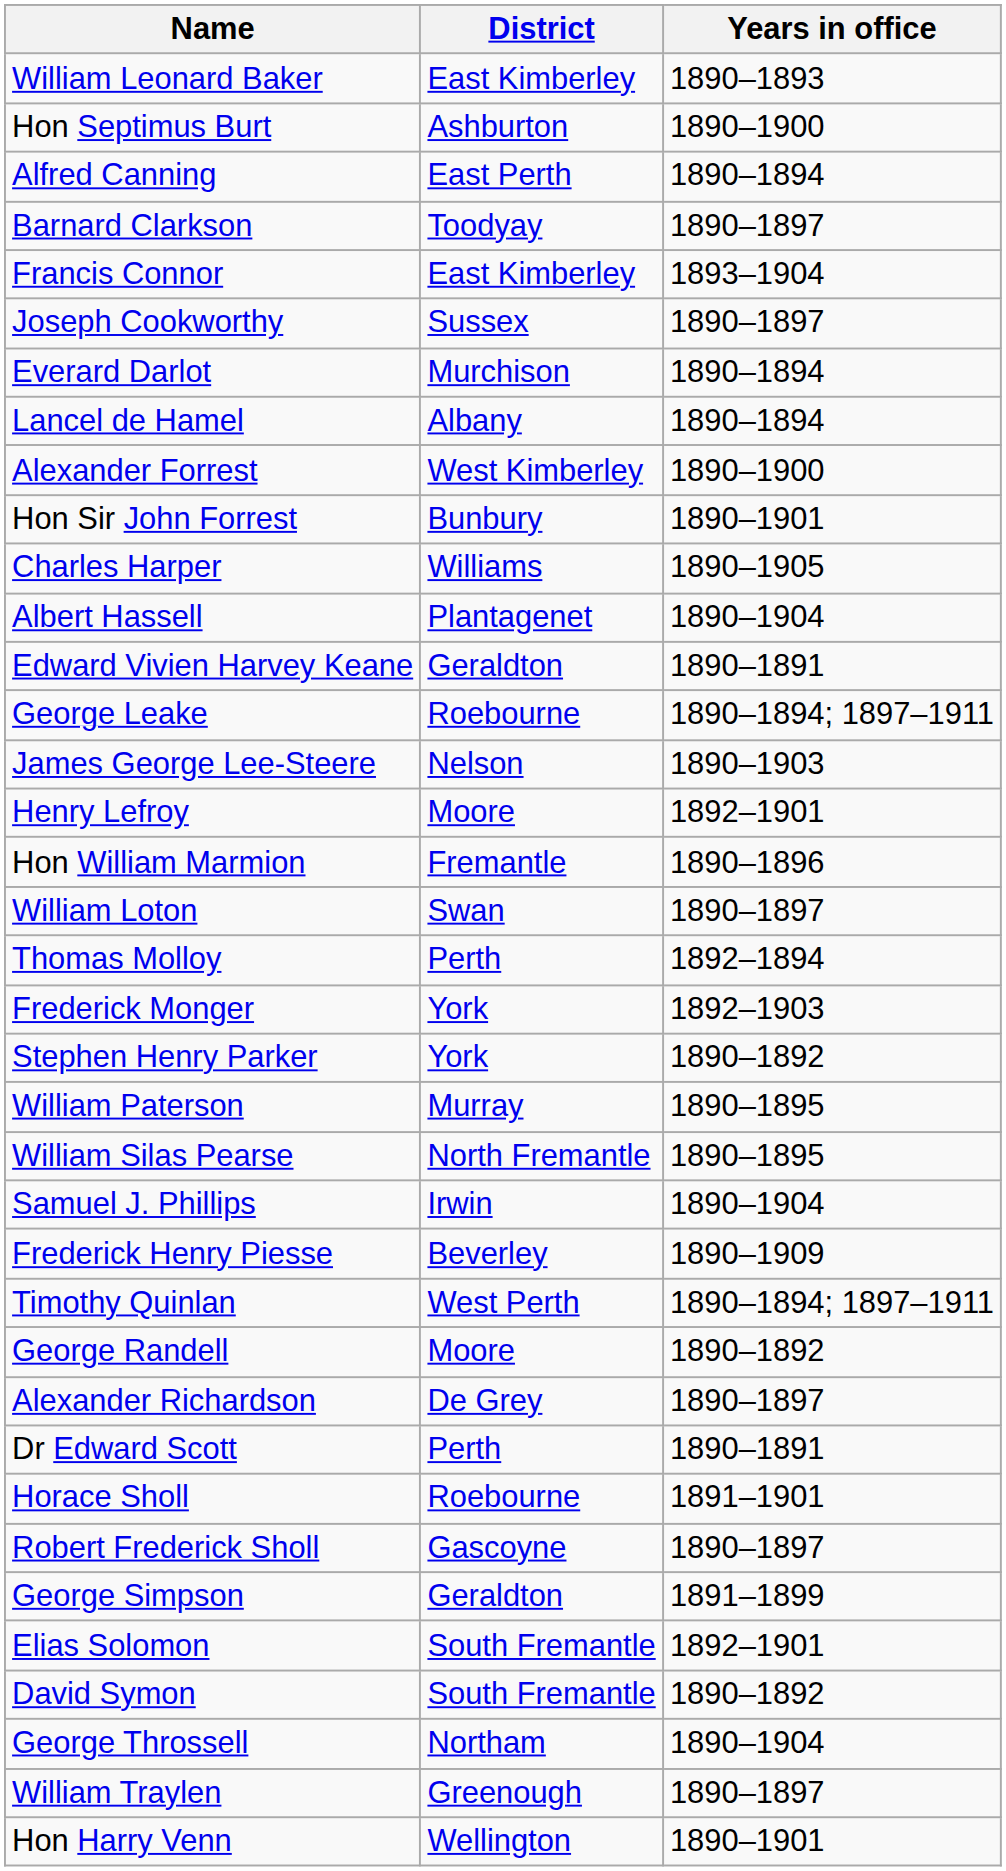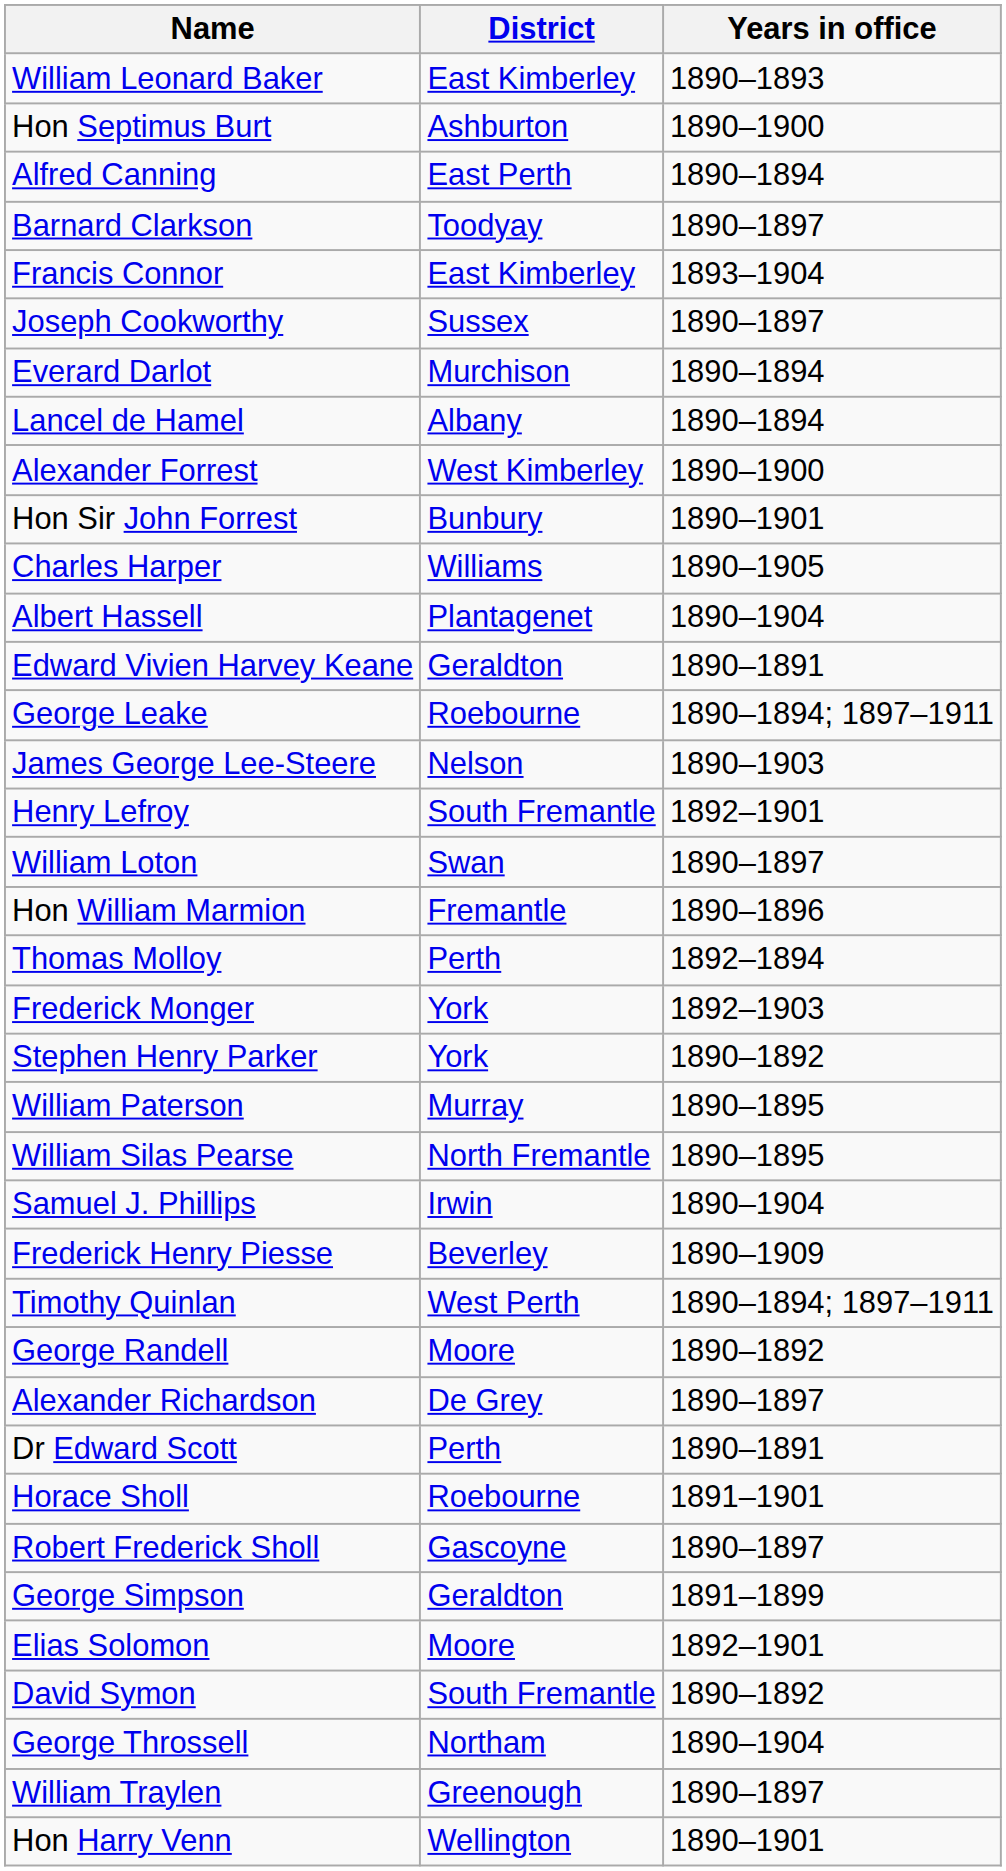(471, 812) Moore -> (542, 812) South Fremantle
rows swapped: (105, 910) <-> (159, 861)
(542, 1645) South Fremantle -> (471, 1645) Moore
